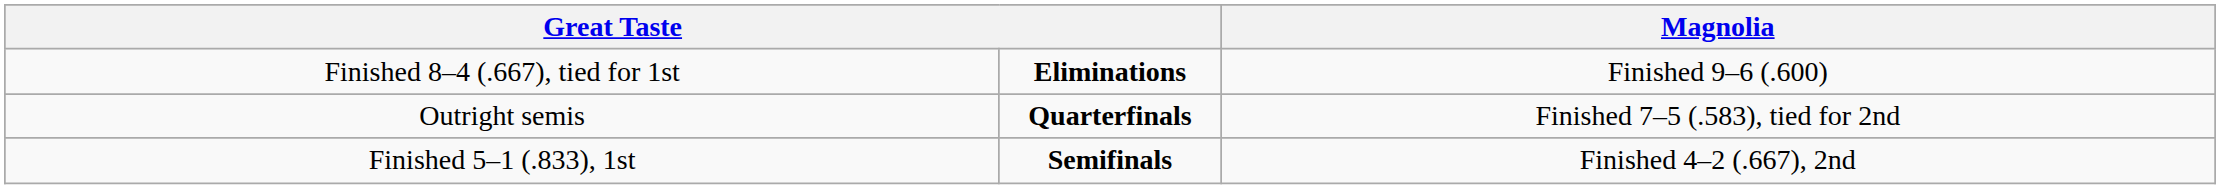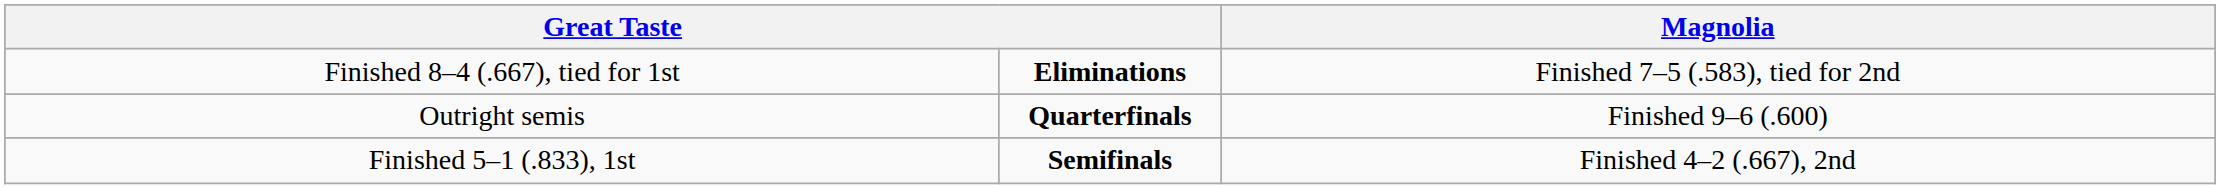(1718, 71) Finished 9–6 (.600) -> (1718, 71) Finished 7–5 (.583), tied for 2nd
(1718, 115) Finished 7–5 (.583), tied for 2nd -> (1718, 115) Finished 9–6 (.600)
